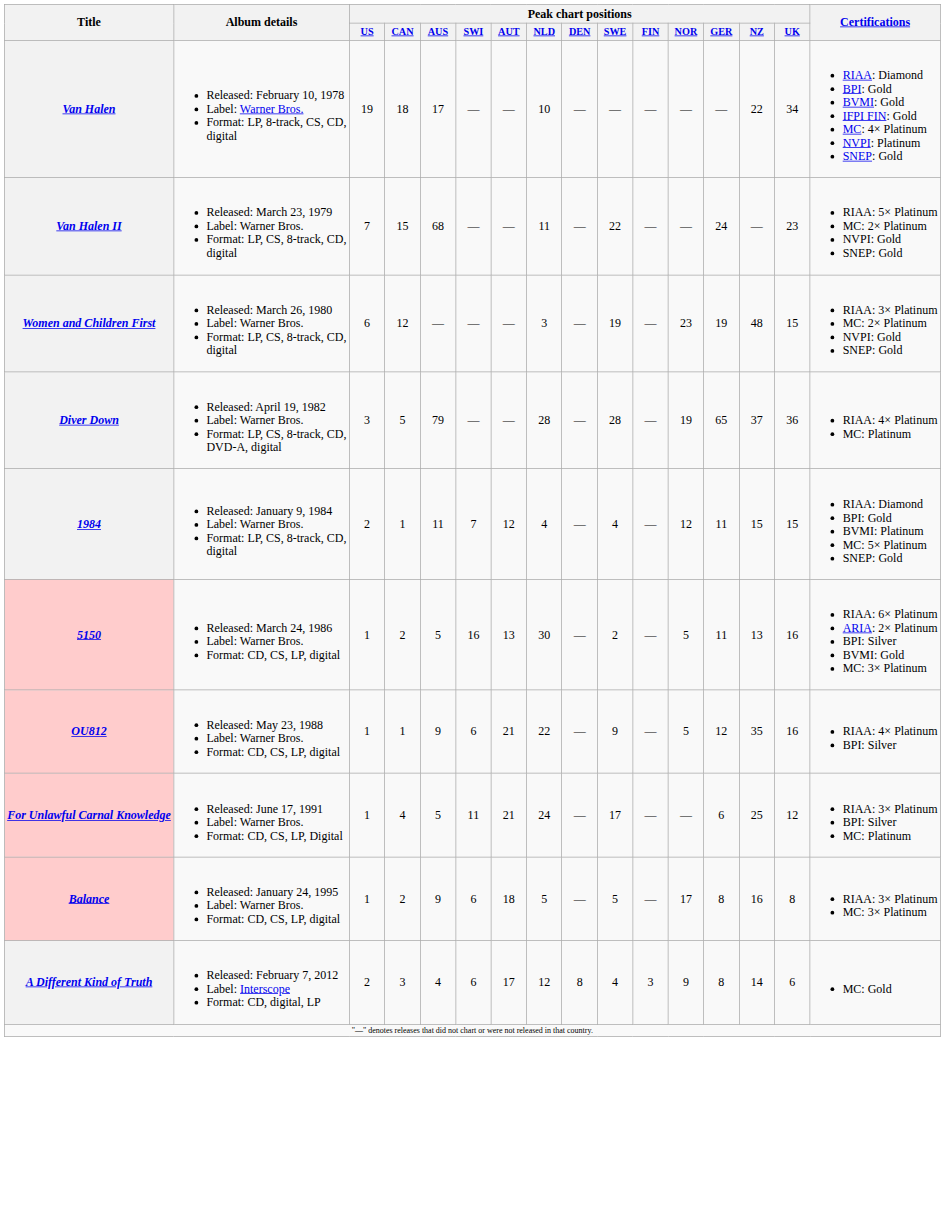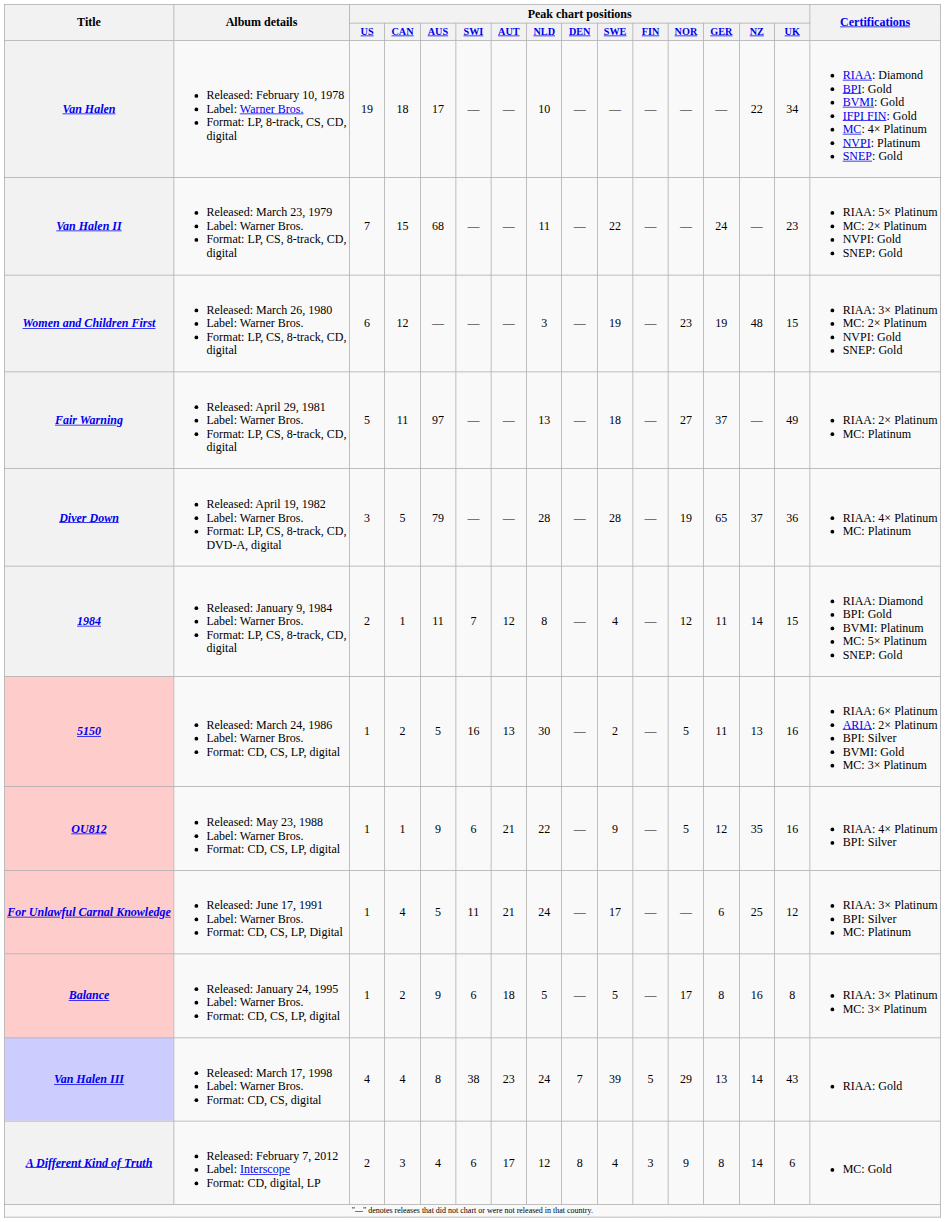+ row: (89, 420)
(544, 524) 4 -> (544, 621) 8
(757, 524) 15 -> (757, 621) 14
+ row: (89, 1079)
